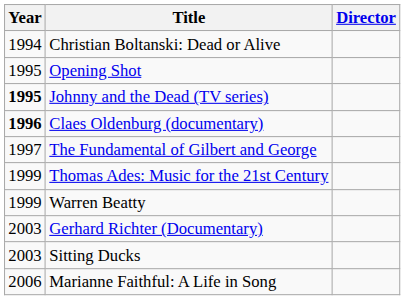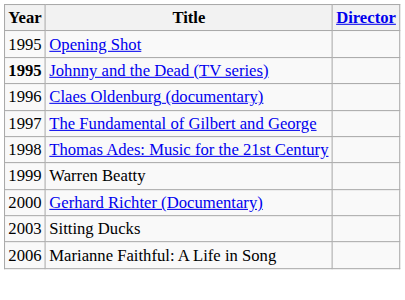- row: (165, 44)
(25, 123) bold -> (25, 96) normal
(25, 176) 1999 -> (25, 149) 1998
(25, 228) 2003 -> (25, 202) 2000
